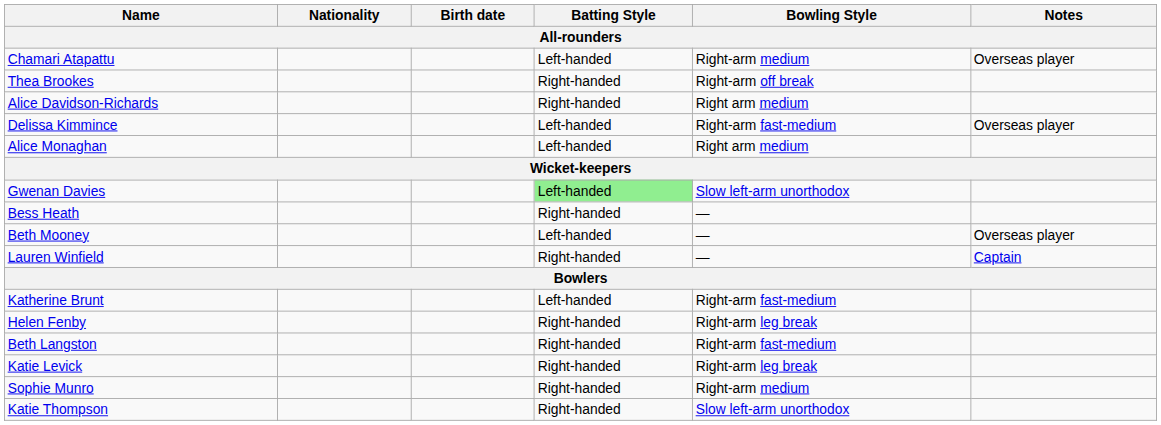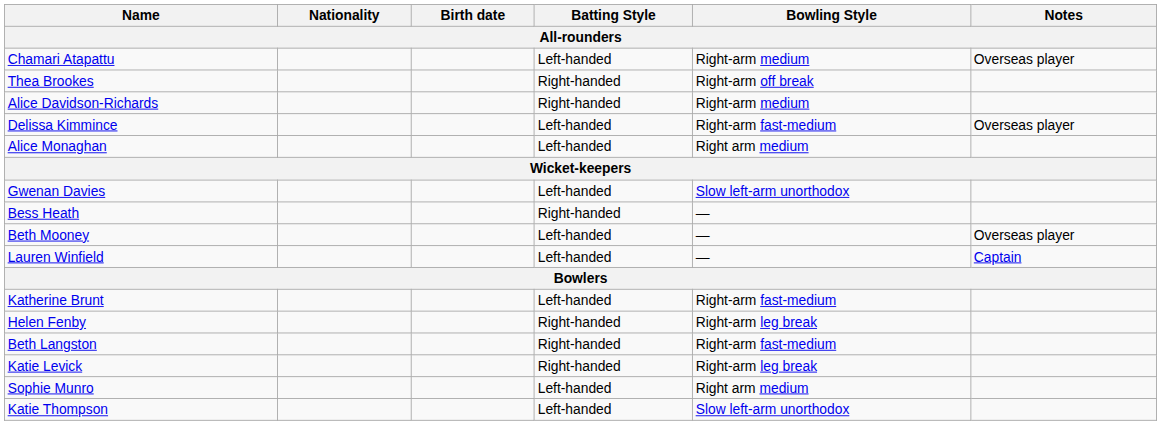(752, 103) Right arm medium -> (753, 103) Right-arm medium
(575, 191) lightgreen background -> (575, 191) no background
(579, 256) Right-handed -> (575, 256) Left-handed
(579, 388) Right-handed -> (575, 388) Left-handed
(753, 388) Right-arm medium -> (752, 388) Right arm medium
(579, 410) Right-handed -> (575, 410) Left-handed
